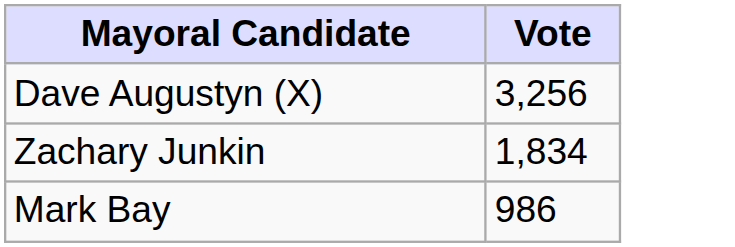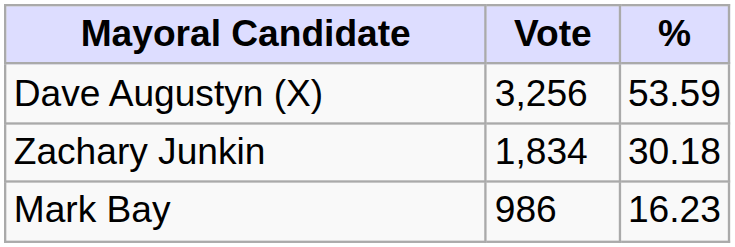+ column: (674, 33)
